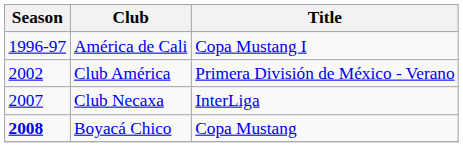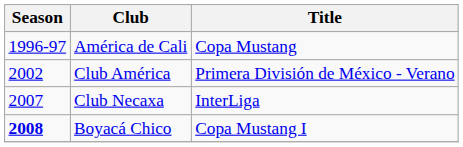(251, 45) Copa Mustang I -> (246, 45) Copa Mustang
(246, 127) Copa Mustang -> (251, 127) Copa Mustang I
